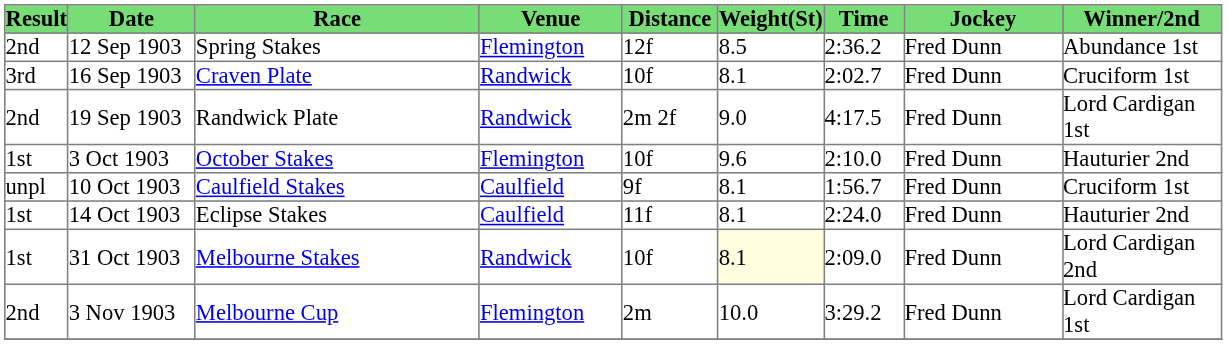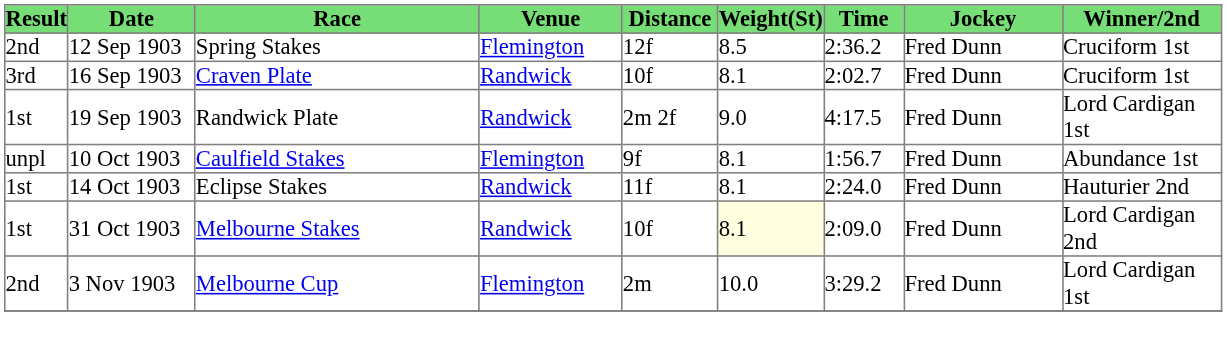(1130, 46) Abundance 1st -> (1126, 46) Cruciform 1st
(23, 116) 2nd -> (19, 116) 1st
- row: (119, 158)
(522, 186) Caulfield -> (532, 158) Flemington
(1126, 186) Cruciform 1st -> (1130, 158) Abundance 1st
(522, 214) Caulfield -> (526, 186) Randwick
